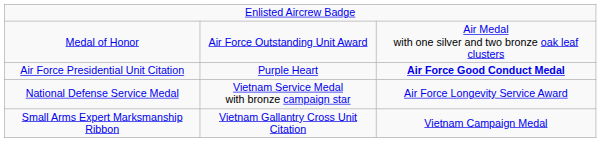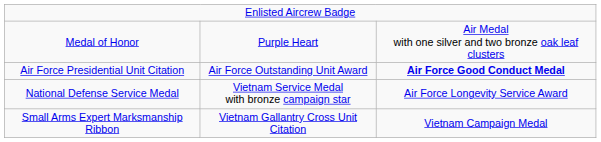(288, 42) Air Force Outstanding Unit Award -> (288, 42) Purple Heart
(288, 71) Purple Heart -> (288, 71) Air Force Outstanding Unit Award
